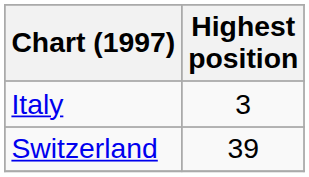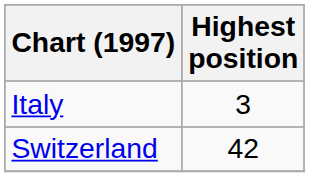(243, 148) 39 -> (243, 148) 42
